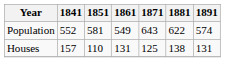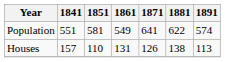(68, 30) 552 -> (68, 30) 551
(150, 30) 643 -> (150, 30) 641
(150, 48) 125 -> (150, 48) 126
(204, 48) 131 -> (204, 48) 113
